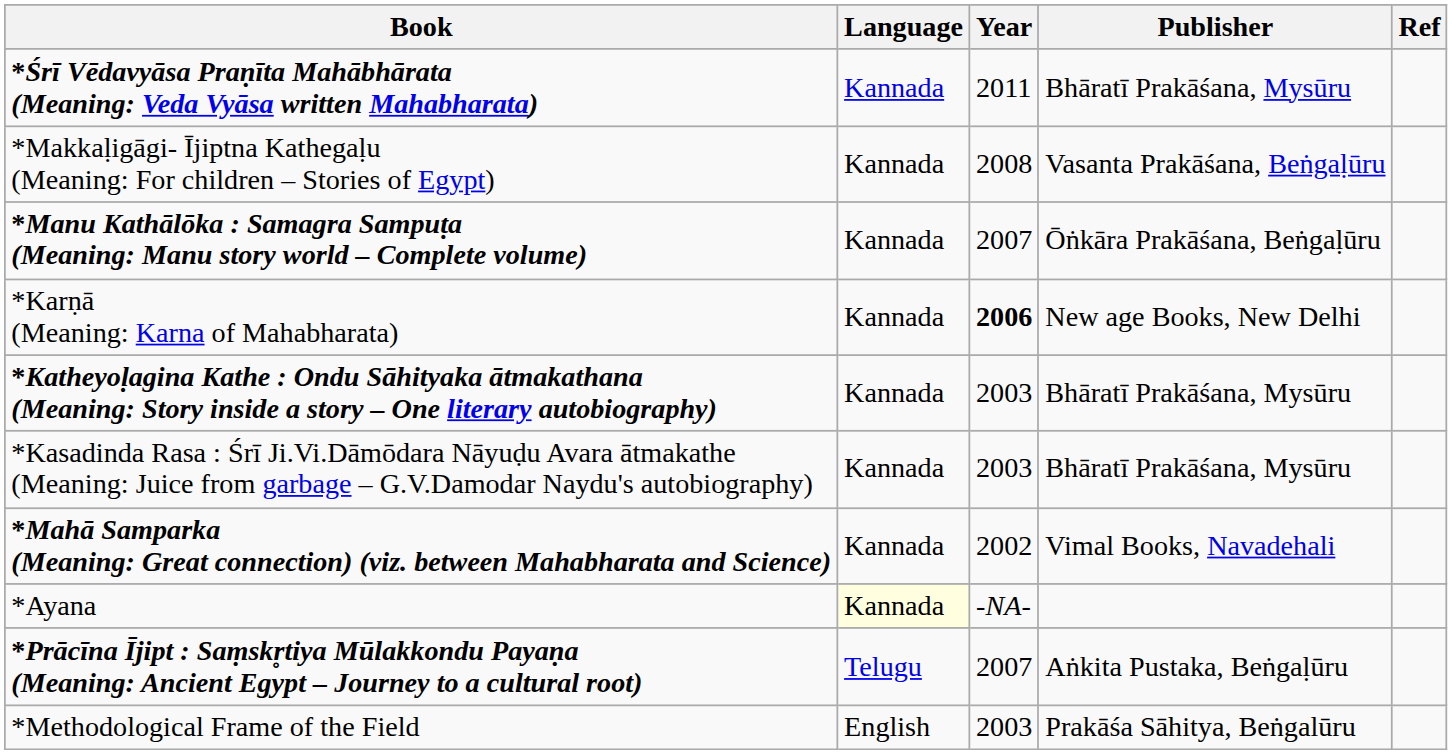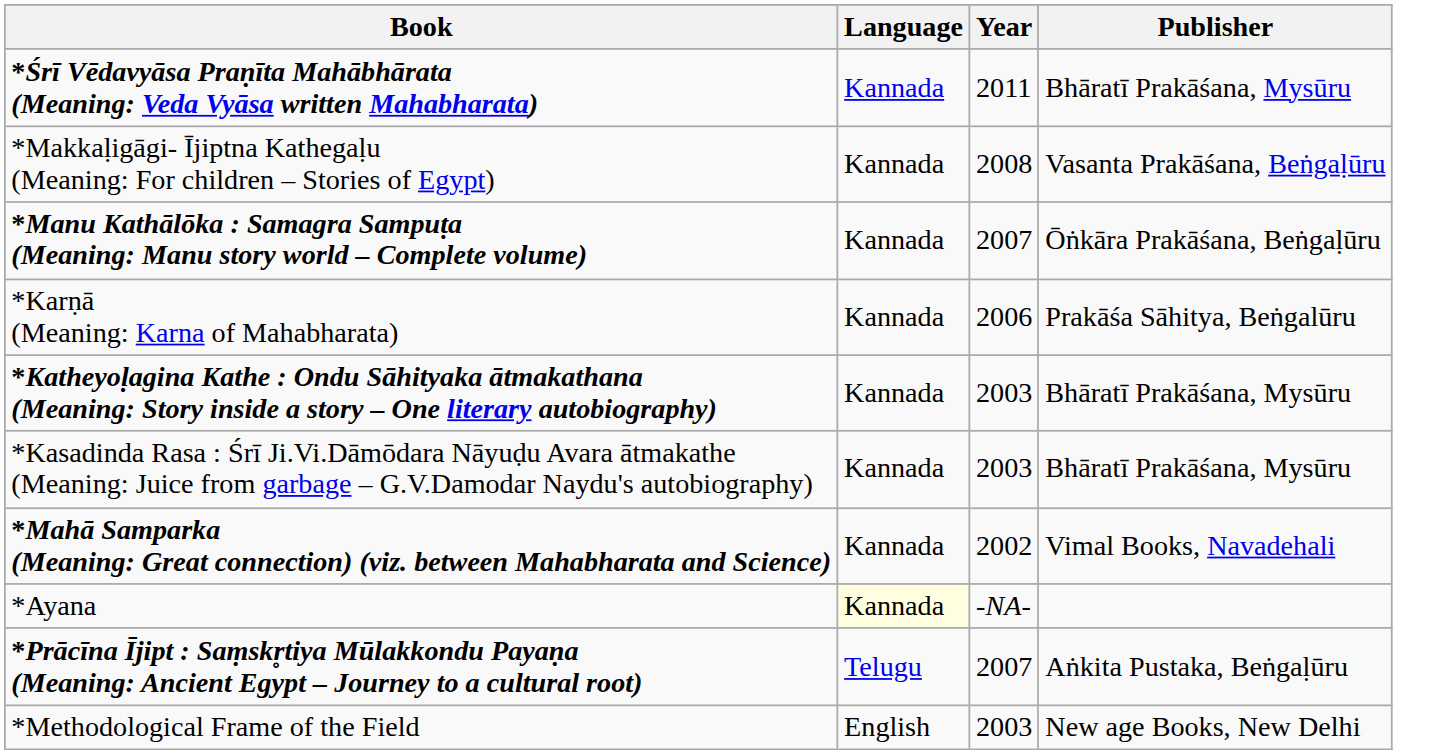- column: (1420, 26)
(1004, 316) bold -> (1004, 316) normal
(1203, 316) New age Books, New Delhi -> (1201, 316) Prakāśa Sāhitya, Beṅgalūru
(1201, 726) Prakāśa Sāhitya, Beṅgalūru -> (1203, 726) New age Books, New Delhi
